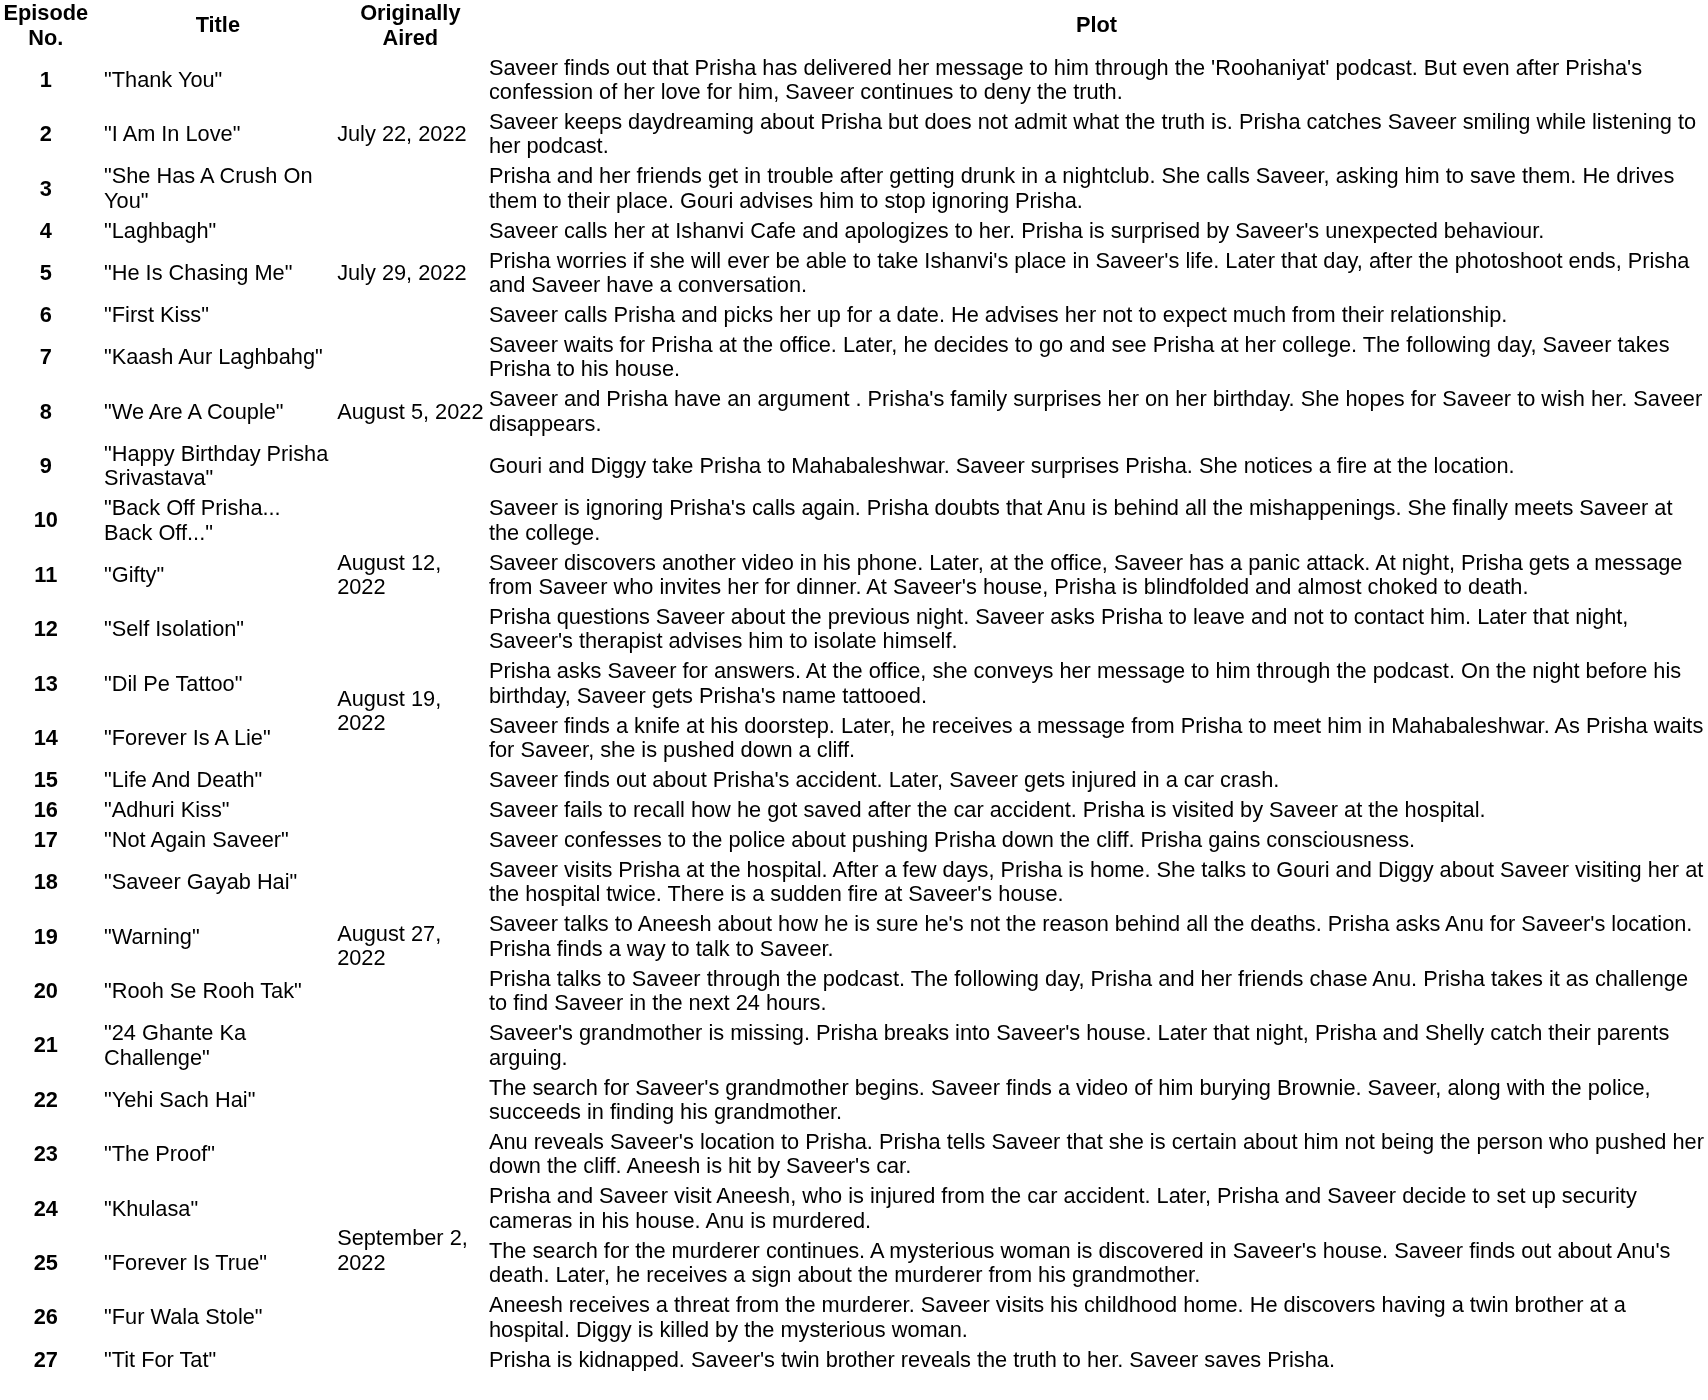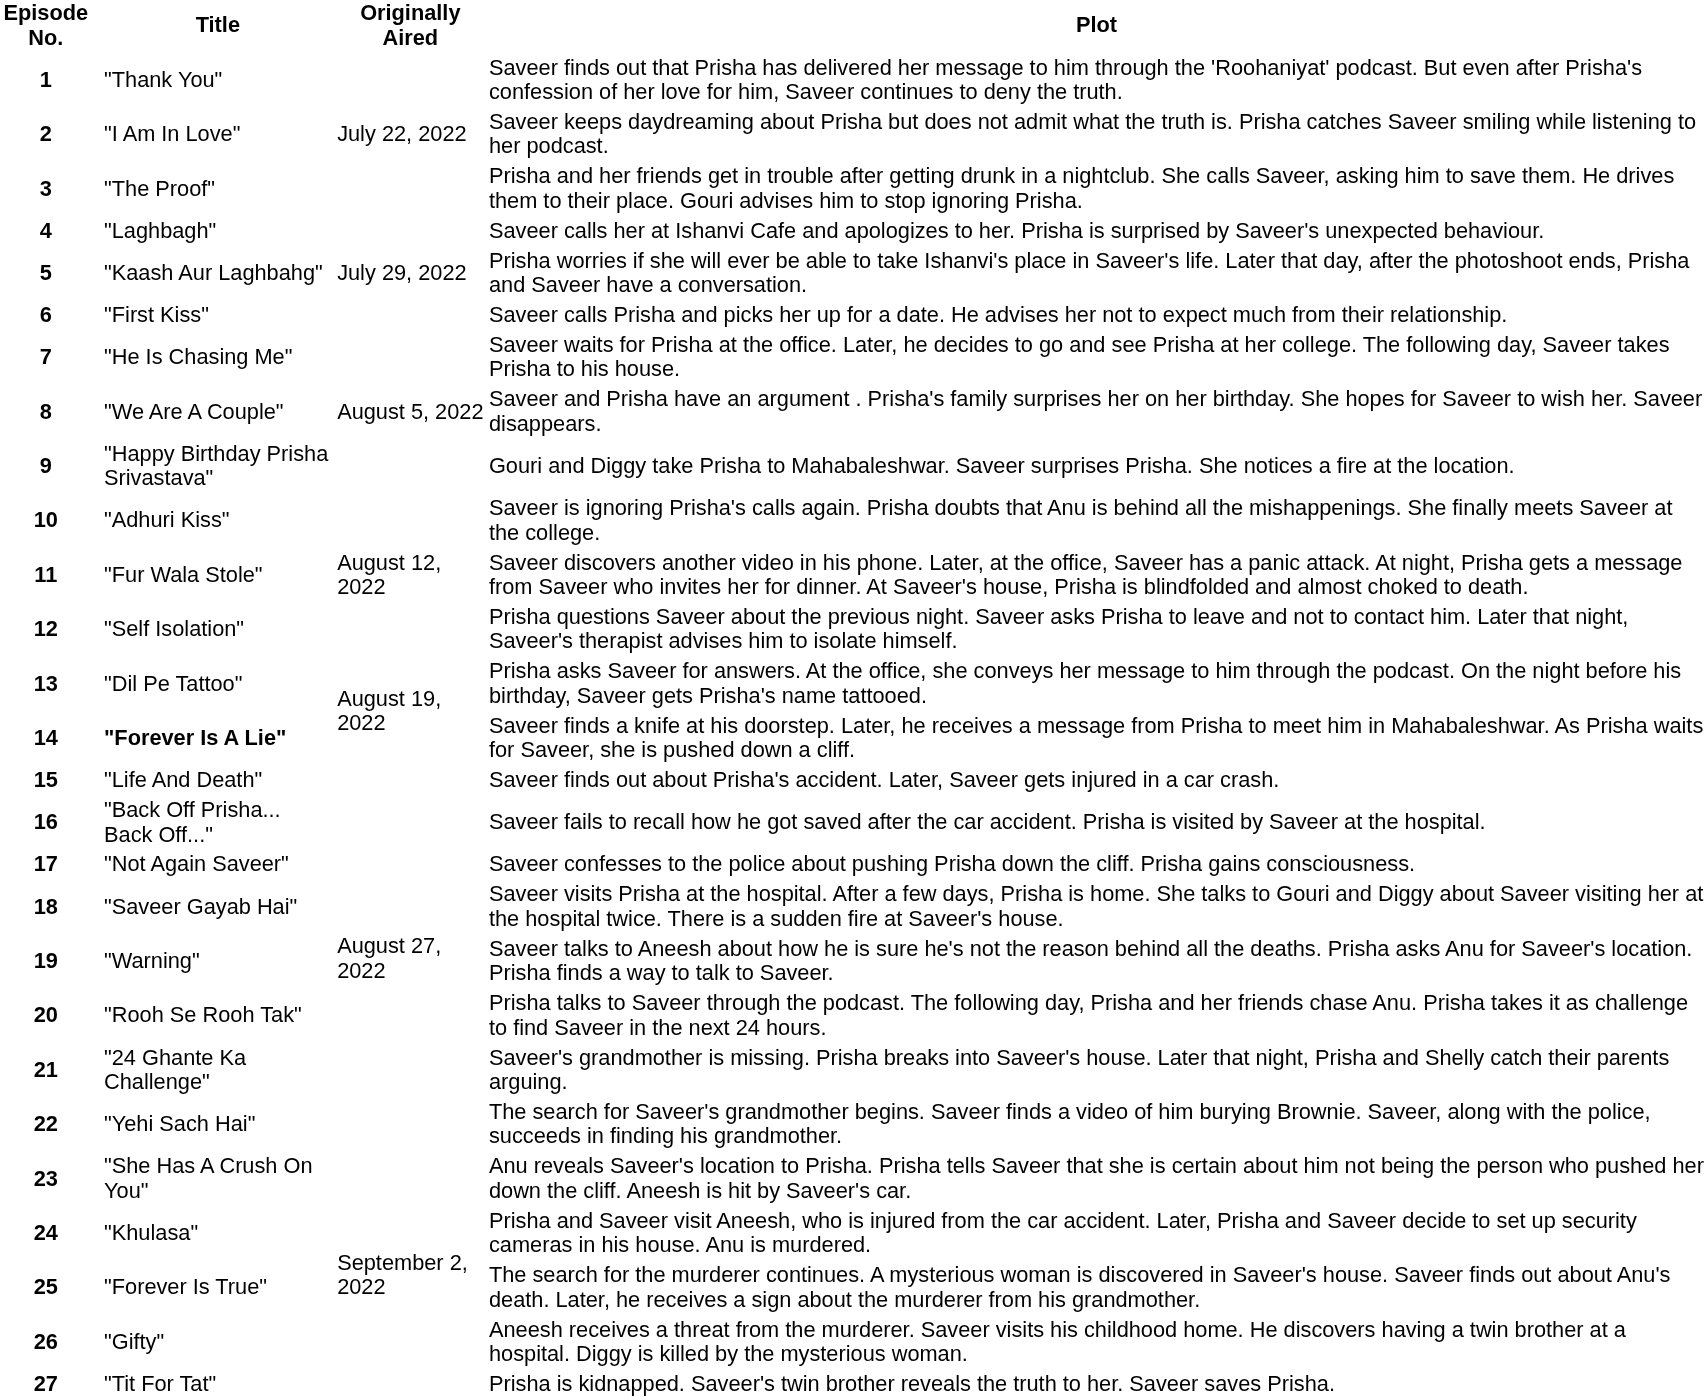(208, 188) "She Has A Crush On You" -> (160, 188) "The Proof"
(198, 272) "He Is Chasing Me" -> (213, 272) "Kaash Aur Laghbahg"
(213, 357) "Kaash Aur Laghbahg" -> (198, 357) "He Is Chasing Me"
(192, 520) "Back Off Prisha... Back Off..." -> (167, 520) "Adhuri Kiss"
(134, 574) "Gifty" -> (183, 574) "Fur Wala Stole"
(187, 738) normal -> (195, 738) bold
(167, 810) "Adhuri Kiss" -> (192, 822) "Back Off Prisha... Back Off..."
(160, 1154) "The Proof" -> (208, 1178) "She Has A Crush On You"
(183, 1317) "Fur Wala Stole" -> (134, 1341) "Gifty"
